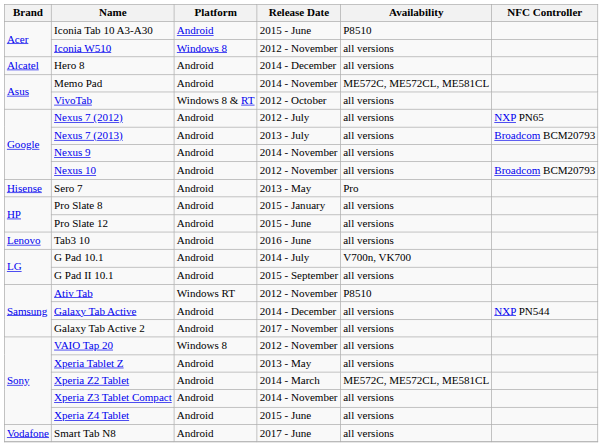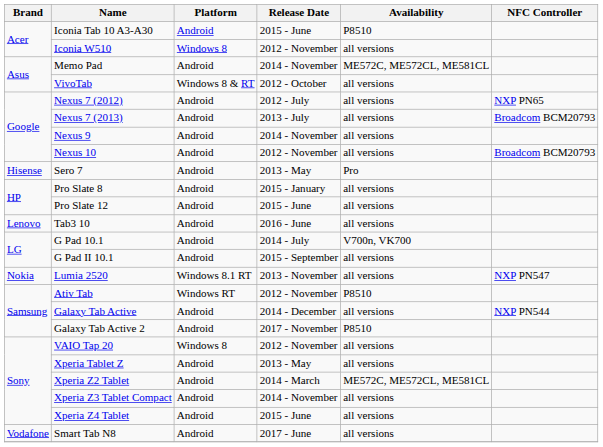- row: (69, 65)
+ row: (81, 275)
(369, 328) all versions -> (357, 328) P8510
